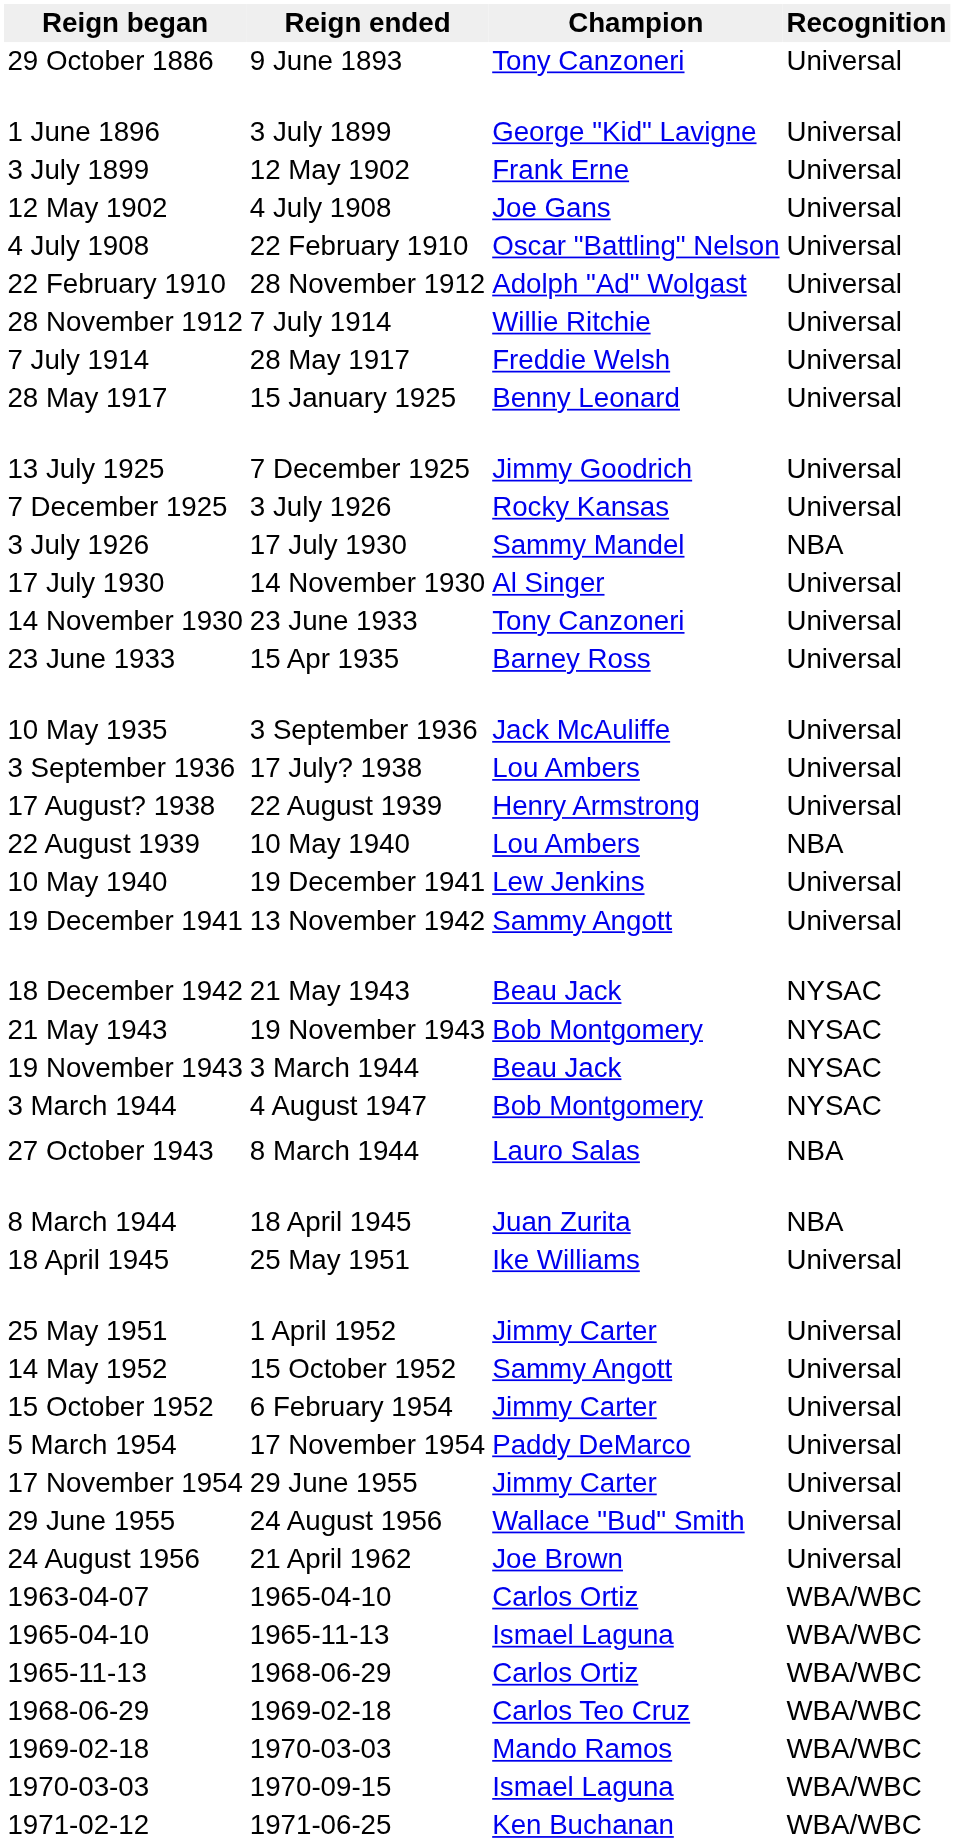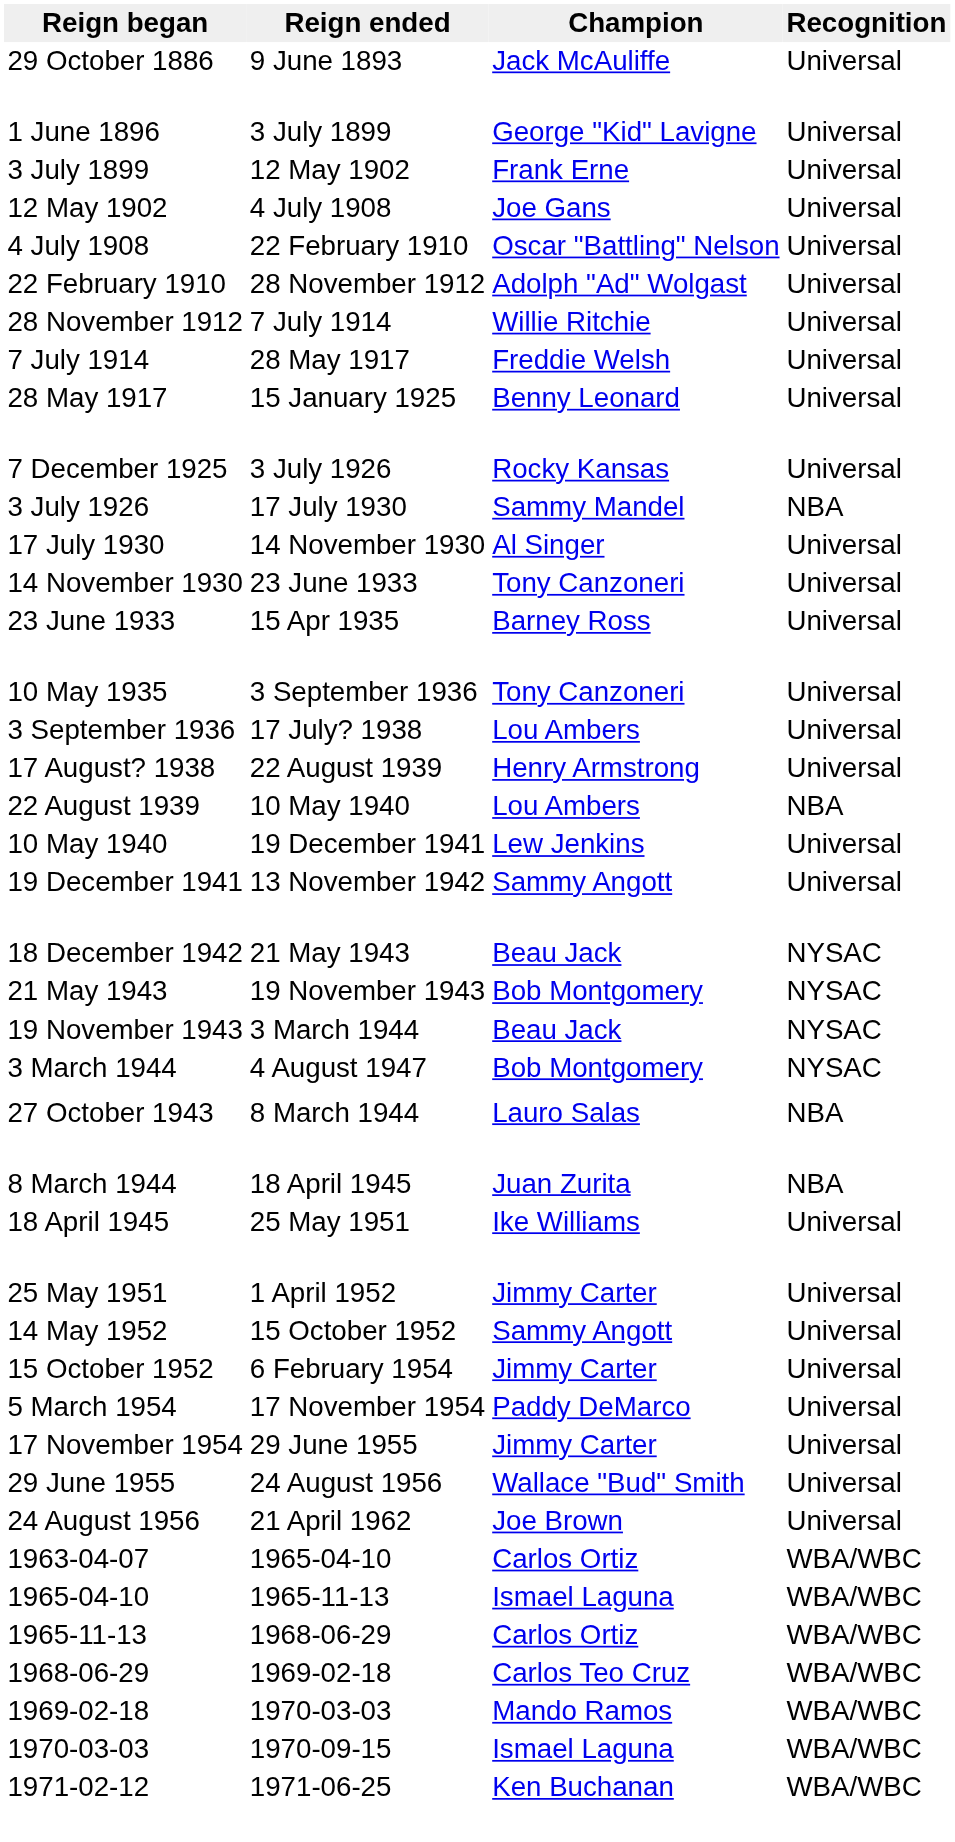(588, 60) Tony Canzoneri -> (581, 60) Jack McAuliffe
- row: (86, 469)
(581, 730) Jack McAuliffe -> (588, 692) Tony Canzoneri
